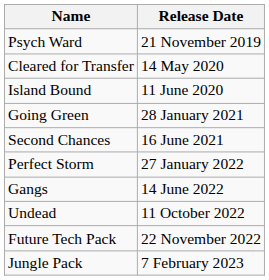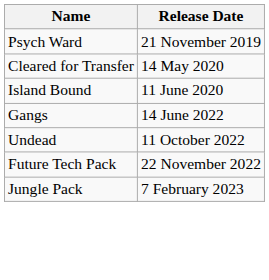- row: (48, 115)
- row: (59, 139)
- row: (51, 164)
